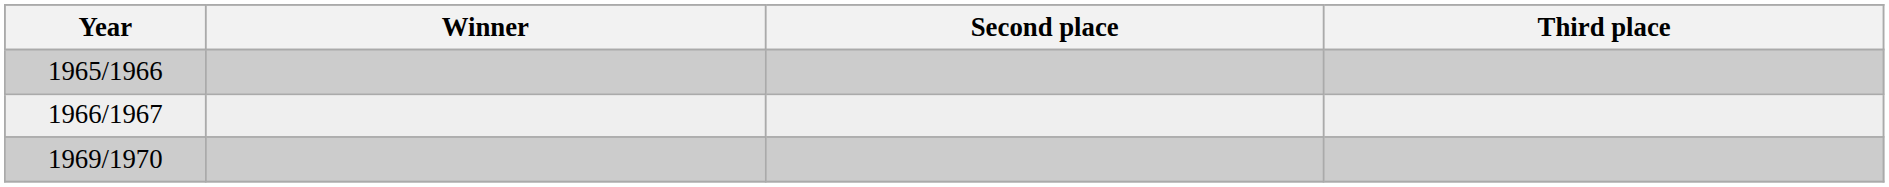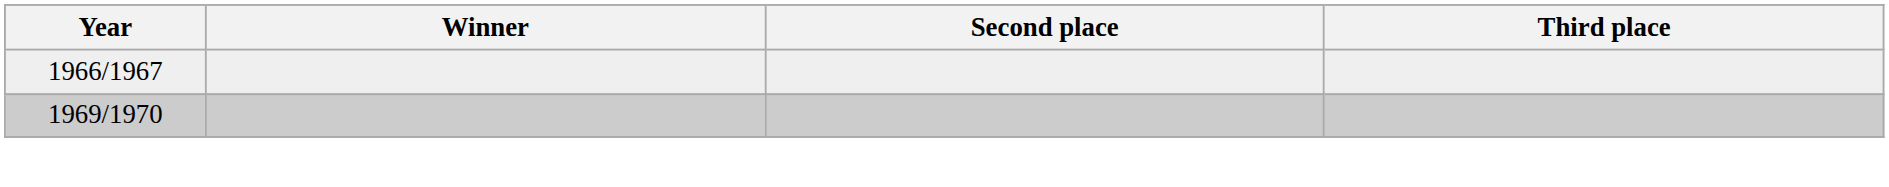- row: (105, 71)
